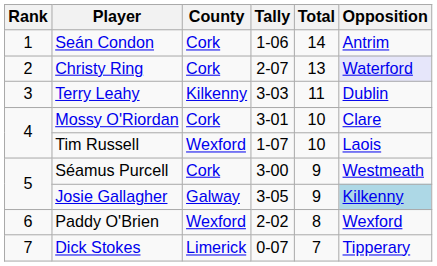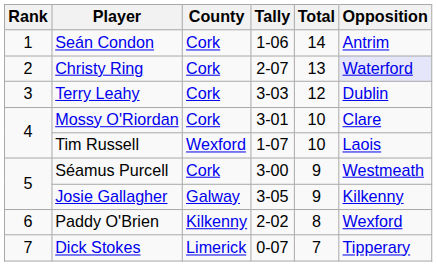(217, 94) Kilkenny -> (203, 94) Cork
(316, 94) 11 -> (316, 94) 12
(373, 196) lightblue background -> (373, 196) no background
(216, 222) Wexford -> (217, 222) Kilkenny
